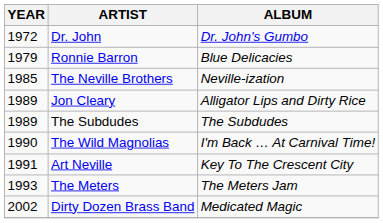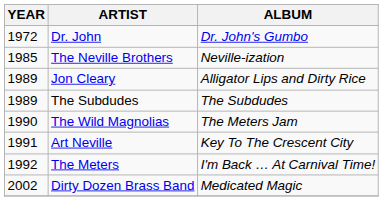- row: (94, 57)
(288, 143) I'm Back … At Carnival Time! -> (249, 121) The Meters Jam
(22, 185) 1993 -> (22, 164) 1992
(249, 185) The Meters Jam -> (288, 164) I'm Back … At Carnival Time!
